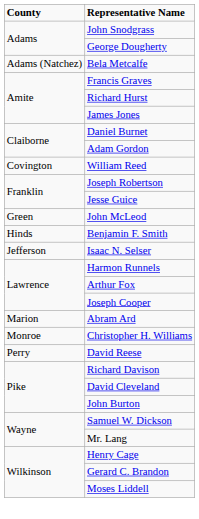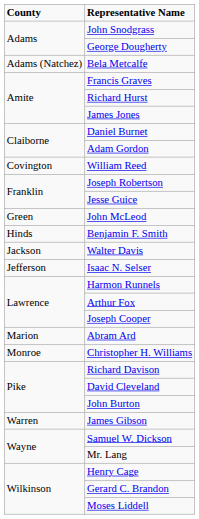+ row: (115, 251)
- row: (114, 353)
+ row: (117, 421)
